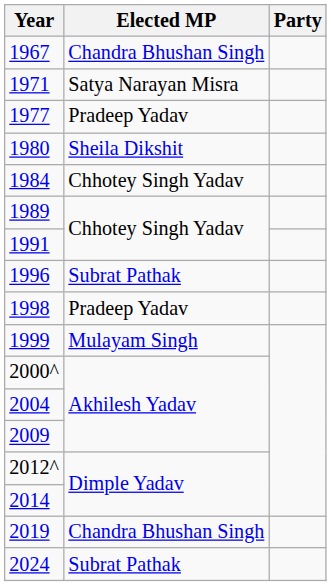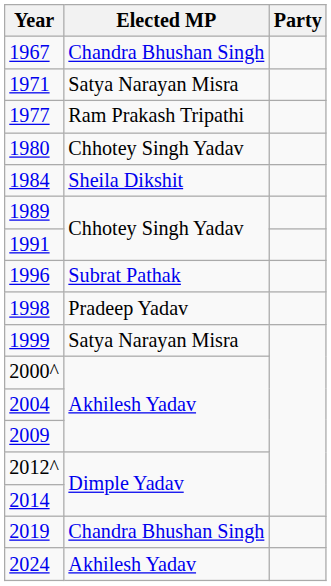(128, 116) Pradeep Yadav -> (156, 116) Ram Prakash Tripathi
(126, 148) Sheila Dikshit -> (156, 148) Chhotey Singh Yadav
(156, 180) Chhotey Singh Yadav -> (126, 180) Sheila Dikshit
(133, 340) Mulayam Singh -> (153, 340) Satya Narayan Misra
(125, 564) Subrat Pathak -> (132, 564) Akhilesh Yadav
